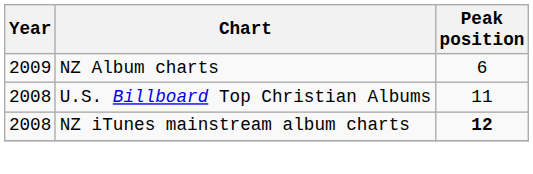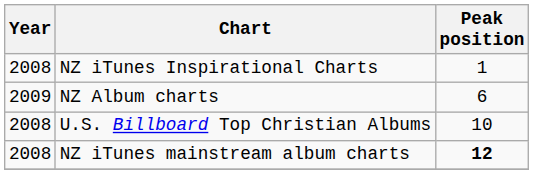+ row: (219, 68)
(482, 97) 11 -> (482, 126) 10
